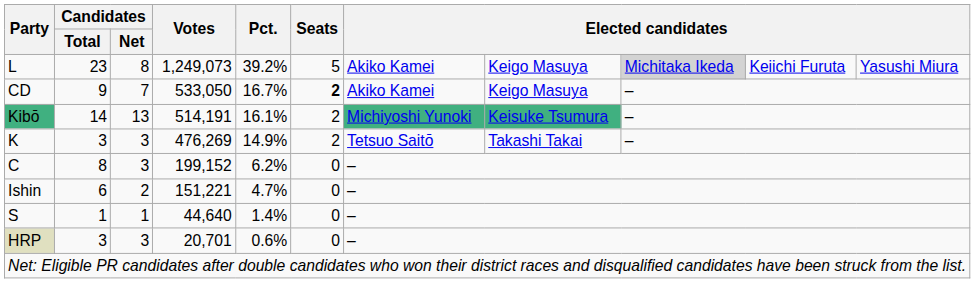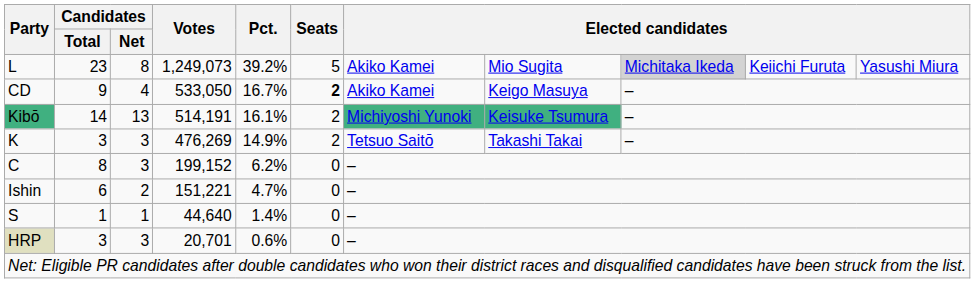(538, 66) Keigo Masuya -> (525, 66) Mio Sugita
(145, 91) 7 -> (145, 91) 4
